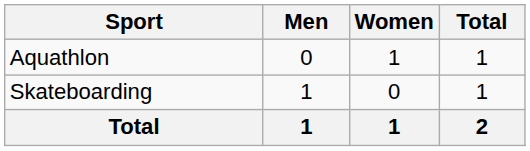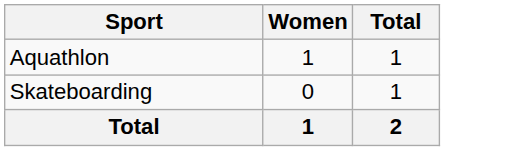- column: (306, 22)
